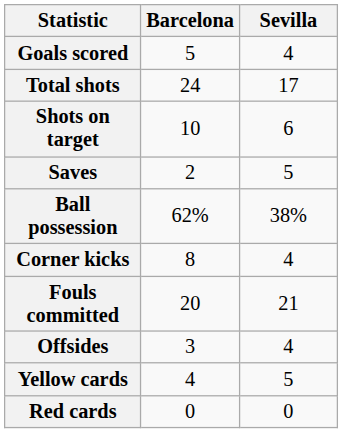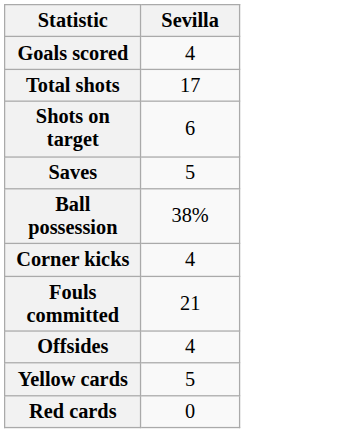- column: (190, 20)
